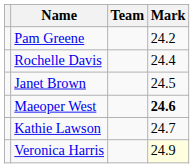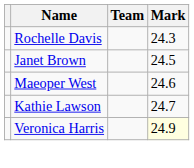- row: (49, 38)
(163, 60) 24.4 -> (163, 38) 24.3
(163, 106) bold -> (163, 83) normal
